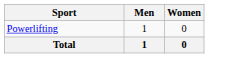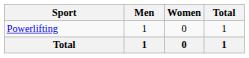+ column: (224, 12)
